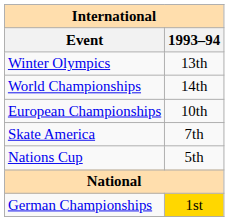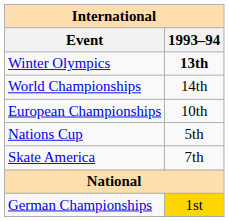(194, 63) normal -> (194, 63) bold
rows swapped: (51, 134) <-> (45, 157)
